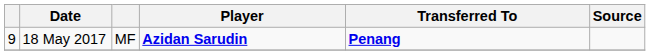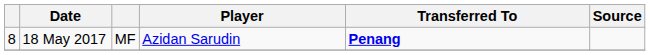(12, 39) 9 -> (12, 39) 8
(195, 39) bold -> (191, 39) normal
